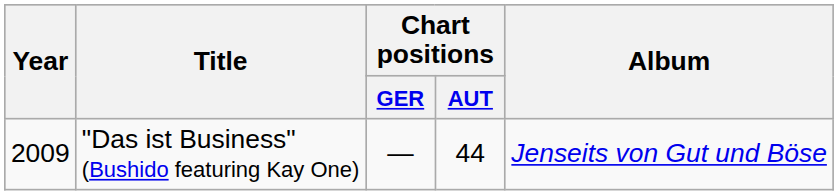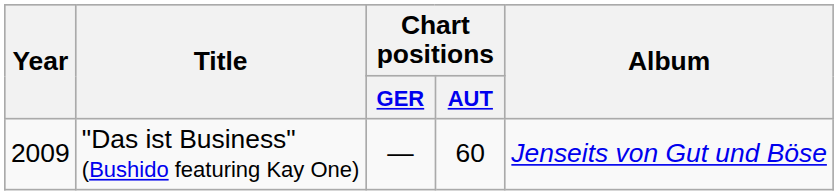(470, 153) 44 -> (470, 153) 60
